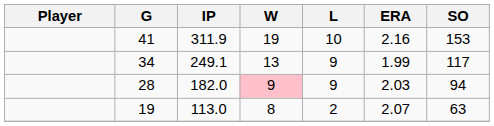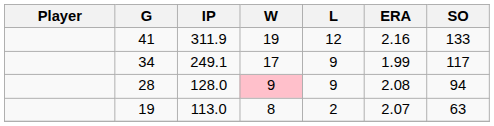(333, 39) 10 -> (333, 39) 12
(458, 39) 153 -> (458, 39) 133
(271, 62) 13 -> (271, 62) 17
(209, 86) 182.0 -> (209, 86) 128.0
(396, 86) 2.03 -> (396, 86) 2.08
